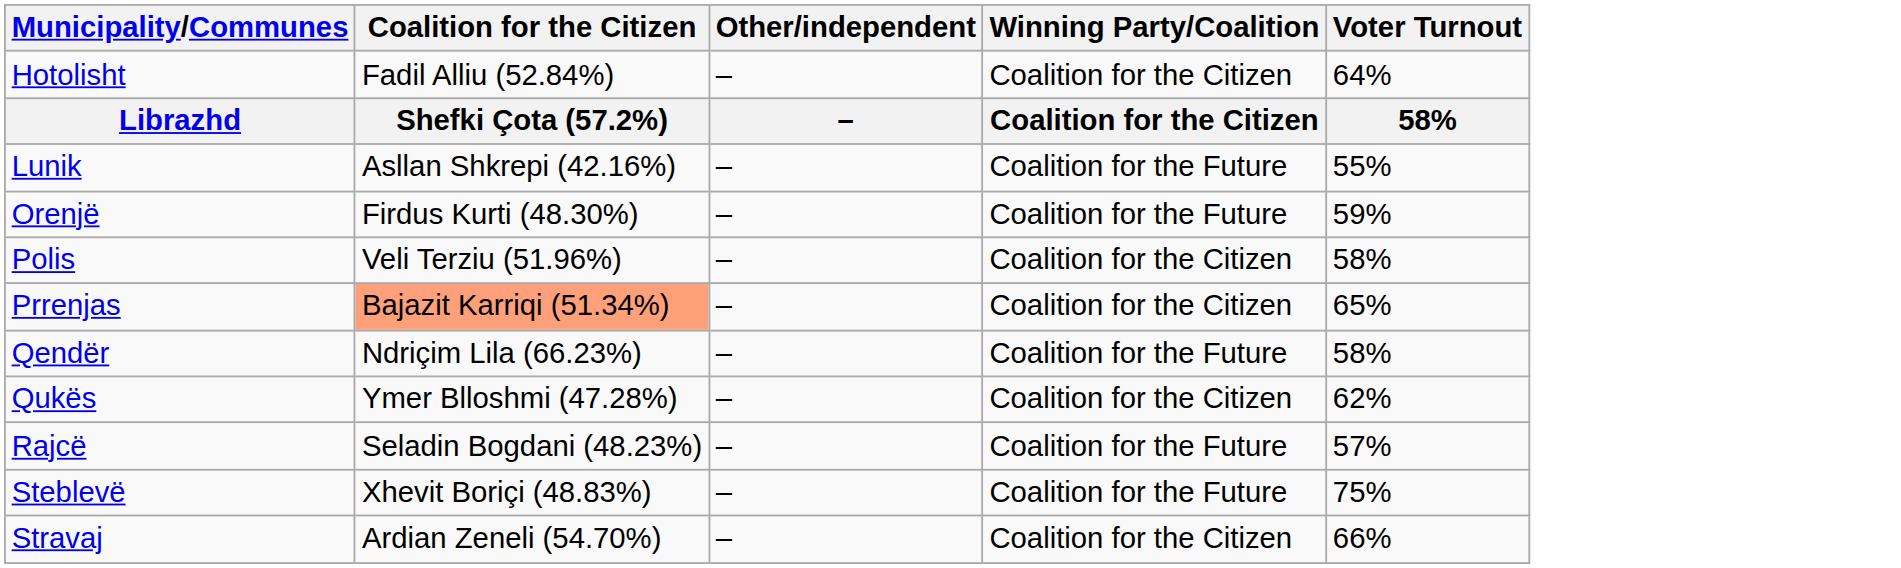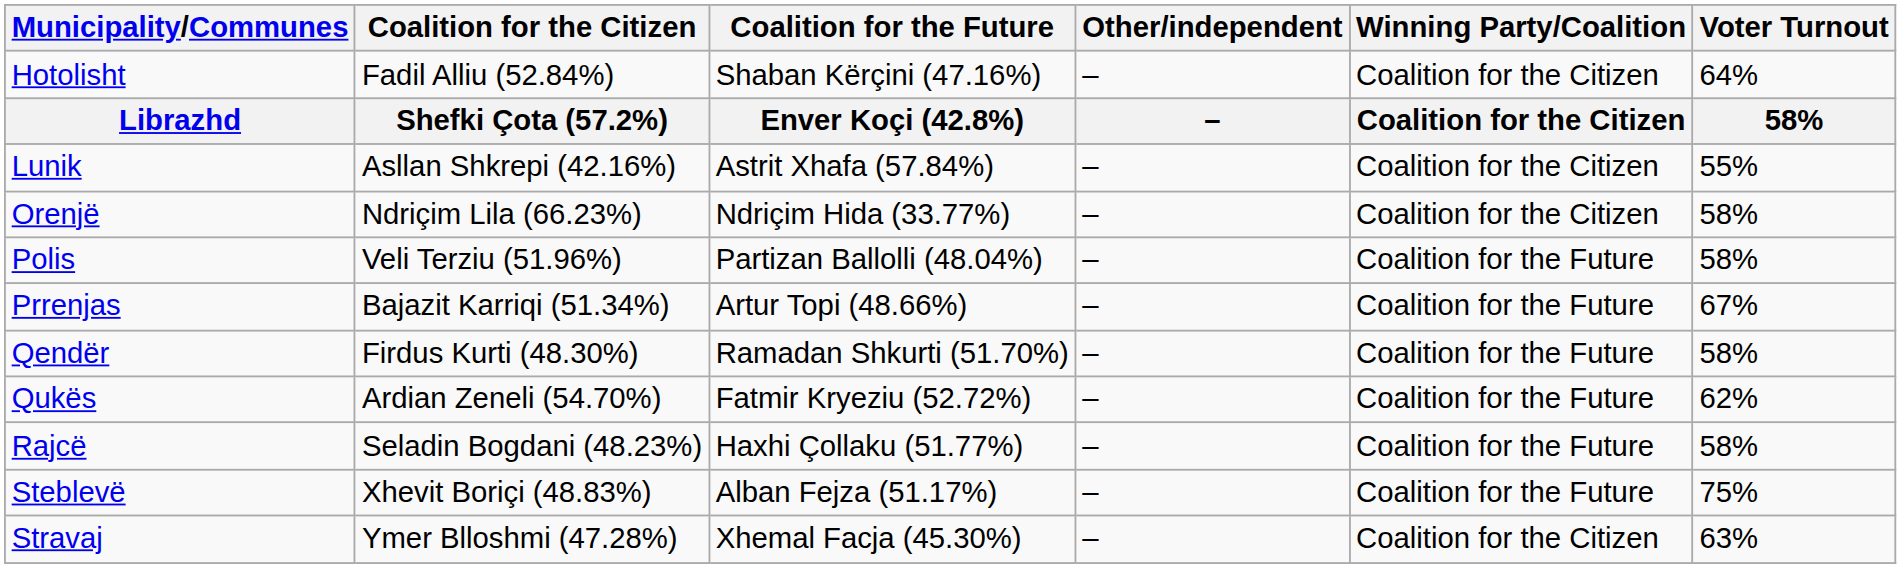+ column: (892, 27)
(1138, 167) Coalition for the Future -> (1507, 167) Coalition for the Citizen
(500, 213) Firdus Kurti (48.30%) -> (502, 213) Ndriçim Lila (66.23%)
(1138, 213) Coalition for the Future -> (1507, 213) Coalition for the Citizen
(1362, 213) 59% -> (1729, 213) 58%
(1141, 259) Coalition for the Citizen -> (1505, 259) Coalition for the Future
(516, 306) lightsalmon background -> (516, 306) no background
(1141, 306) Coalition for the Citizen -> (1505, 306) Coalition for the Future
(1362, 306) 65% -> (1729, 306) 67%
(502, 352) Ndriçim Lila (66.23%) -> (500, 352) Firdus Kurti (48.30%)
(520, 399) Ymer Blloshmi (47.28%) -> (512, 399) Ardian Zeneli (54.70%)
(1141, 399) Coalition for the Citizen -> (1505, 399) Coalition for the Future
(1362, 445) 57% -> (1729, 445) 58%
(512, 538) Ardian Zeneli (54.70%) -> (520, 538) Ymer Blloshmi (47.28%)
(1362, 538) 66% -> (1729, 538) 63%
